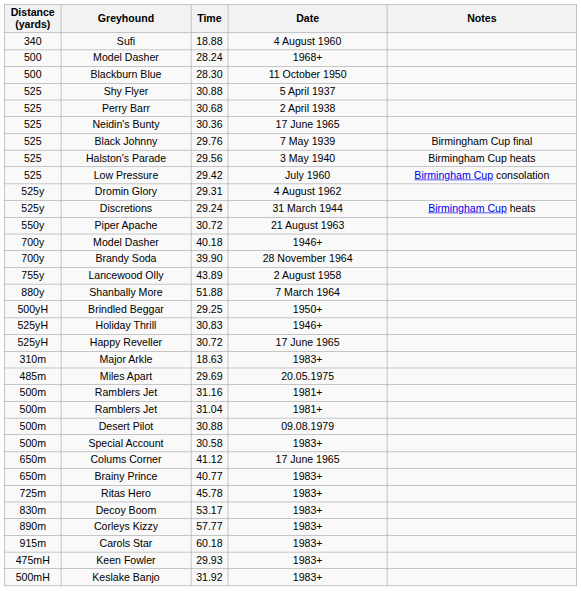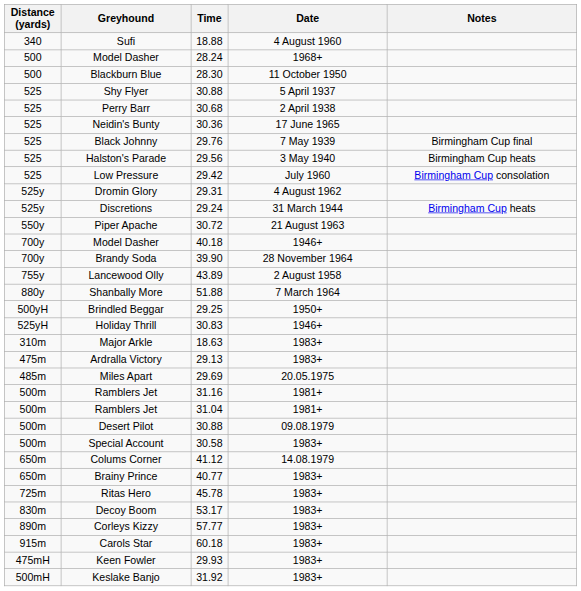- row: (126, 342)
+ row: (126, 359)
(308, 460) 17 June 1965 -> (308, 460) 14.08.1979
